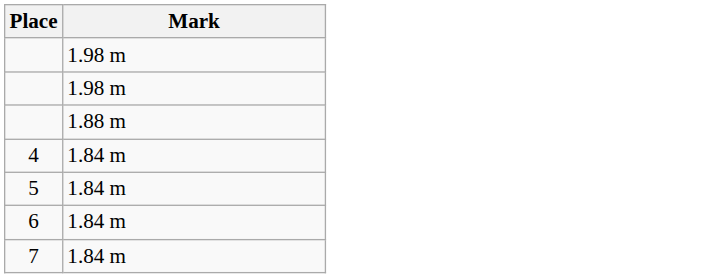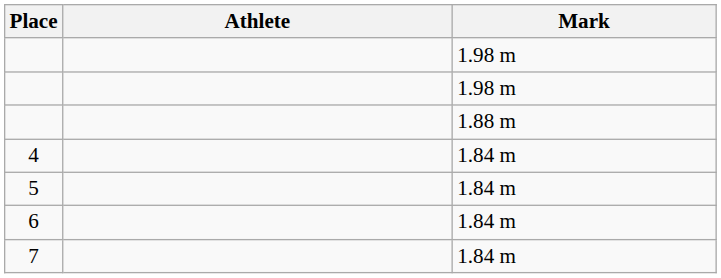+ column: (257, 21)
